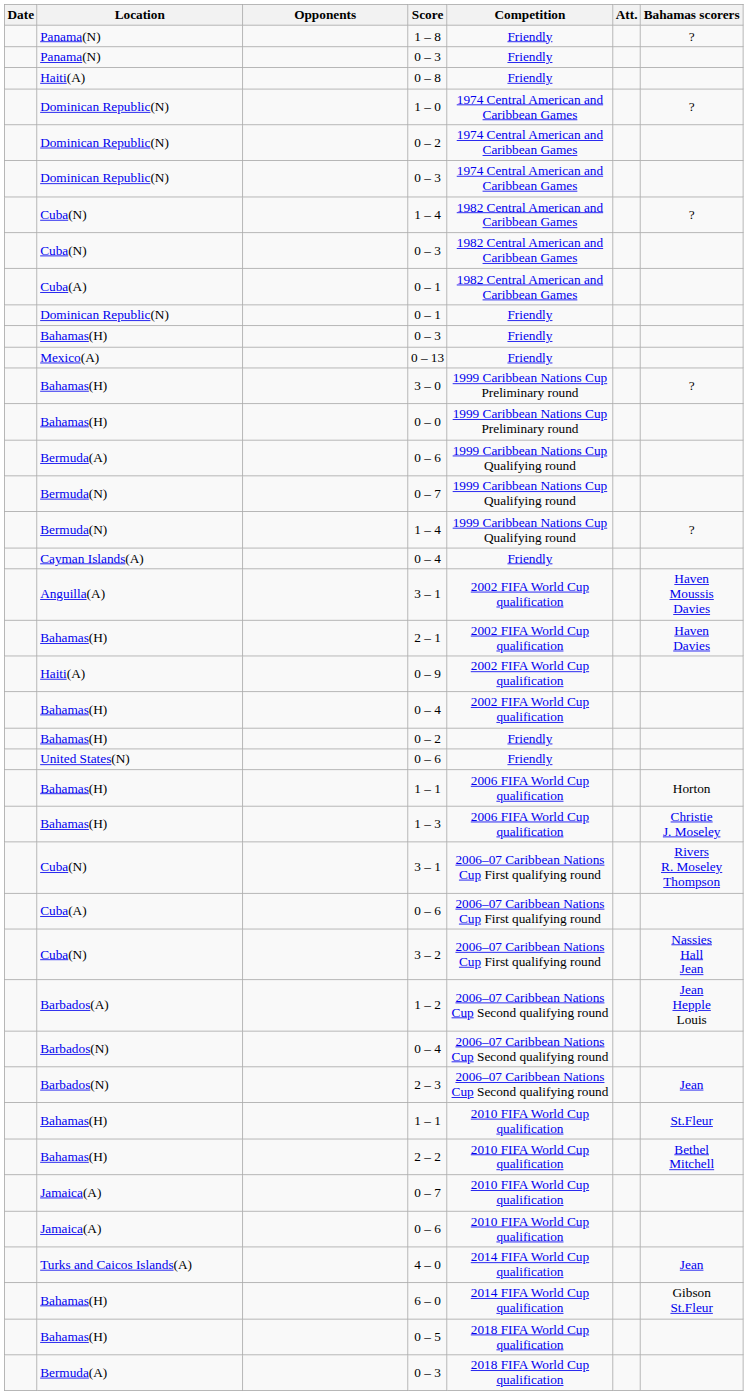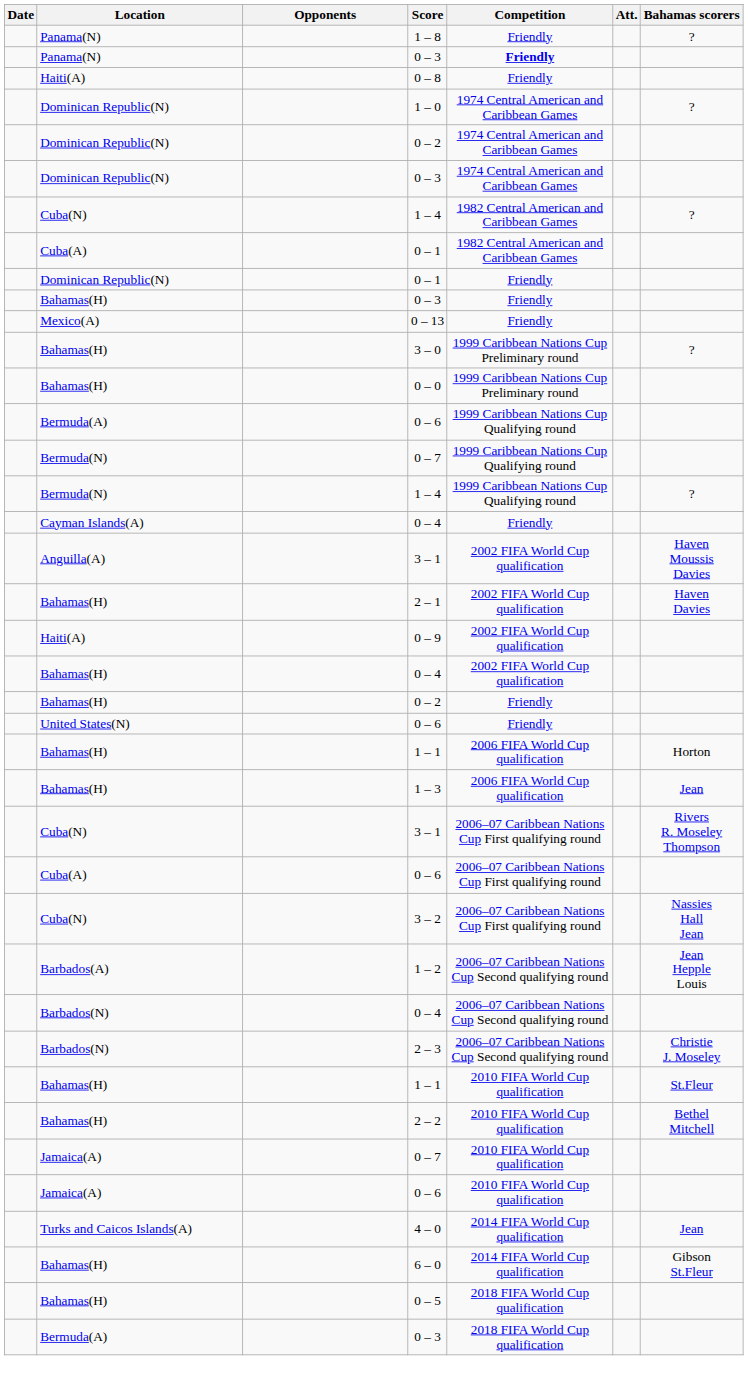(530, 57) normal -> (530, 57) bold
- row: (63, 250)
(692, 824) Christie J. Moseley -> (692, 788) Jean
(692, 1084) Jean -> (692, 1048) Christie J. Moseley
